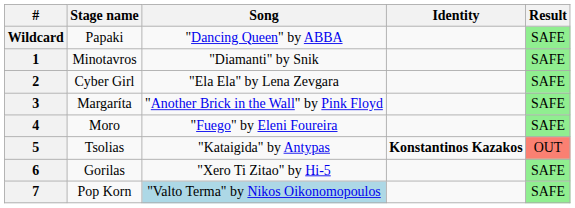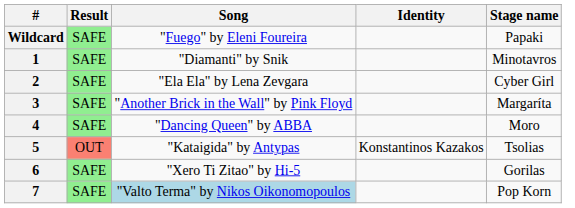columns swapped: (104, 15) <-> (548, 15)
(264, 37) "Dancing Queen" by ABBA -> (233, 37) "Fuego" by Eleni Foureira
(264, 125) "Fuego" by Eleni Foureira -> (233, 125) "Dancing Queen" by ABBA
(456, 147) bold -> (421, 147) normal
